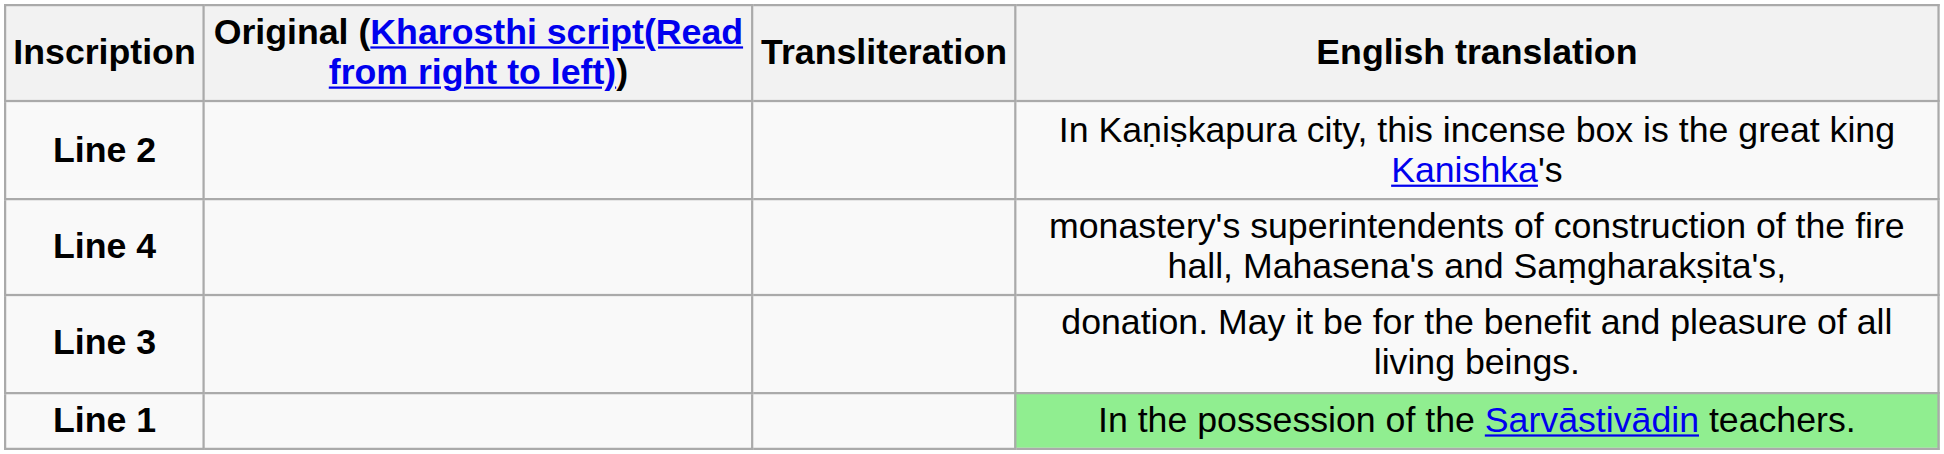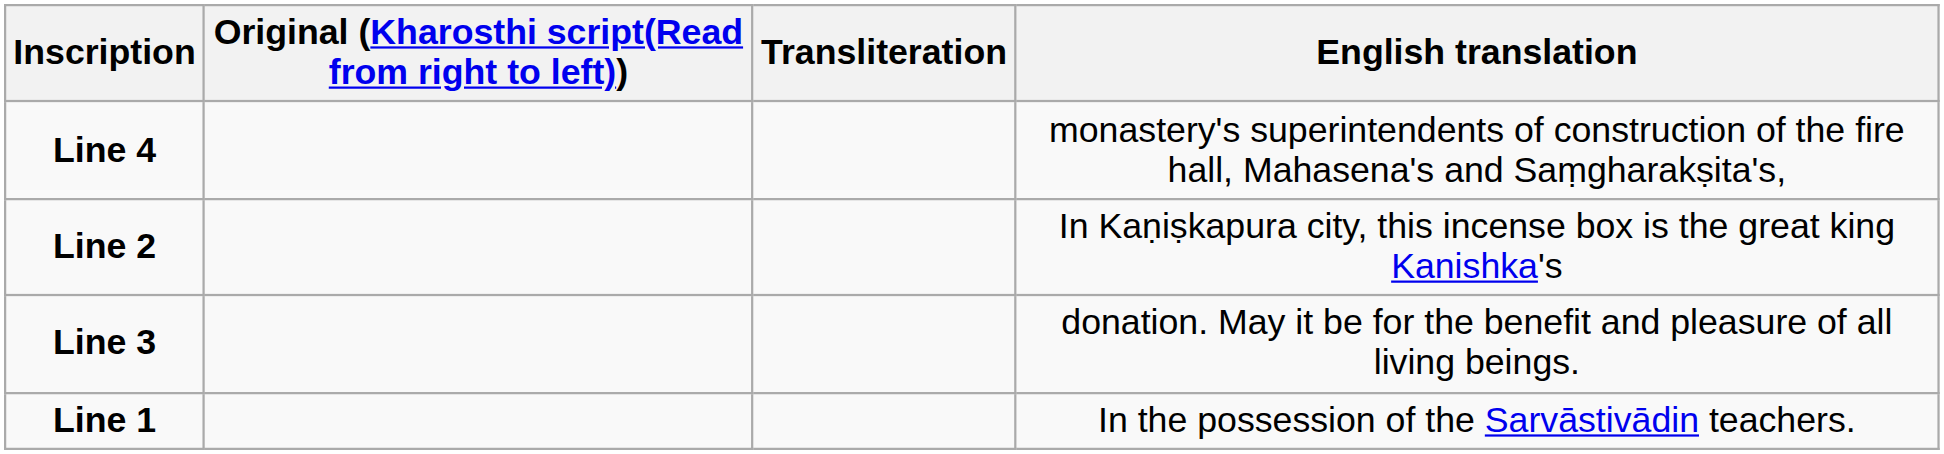rows swapped: (105, 149) <-> (105, 246)
(1477, 419) lightgreen background -> (1477, 419) no background
